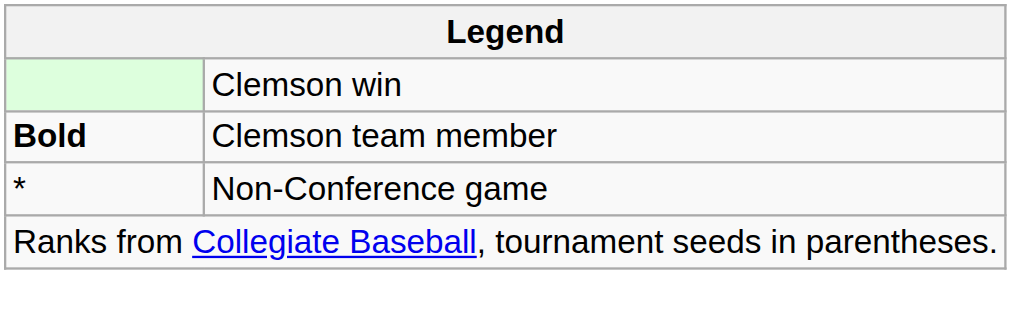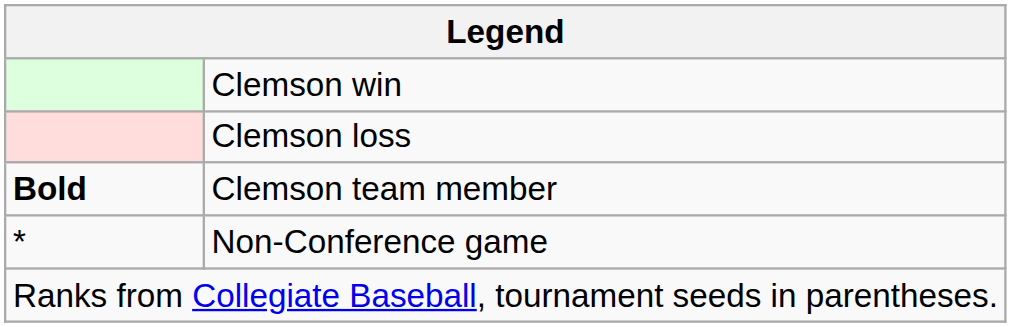+ row: (311, 137)
